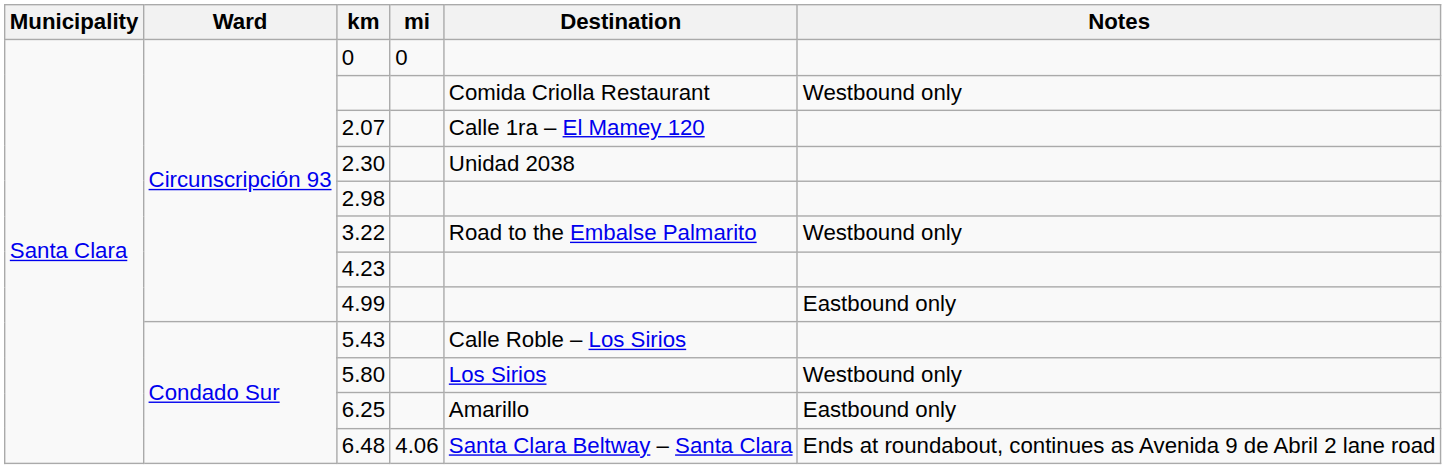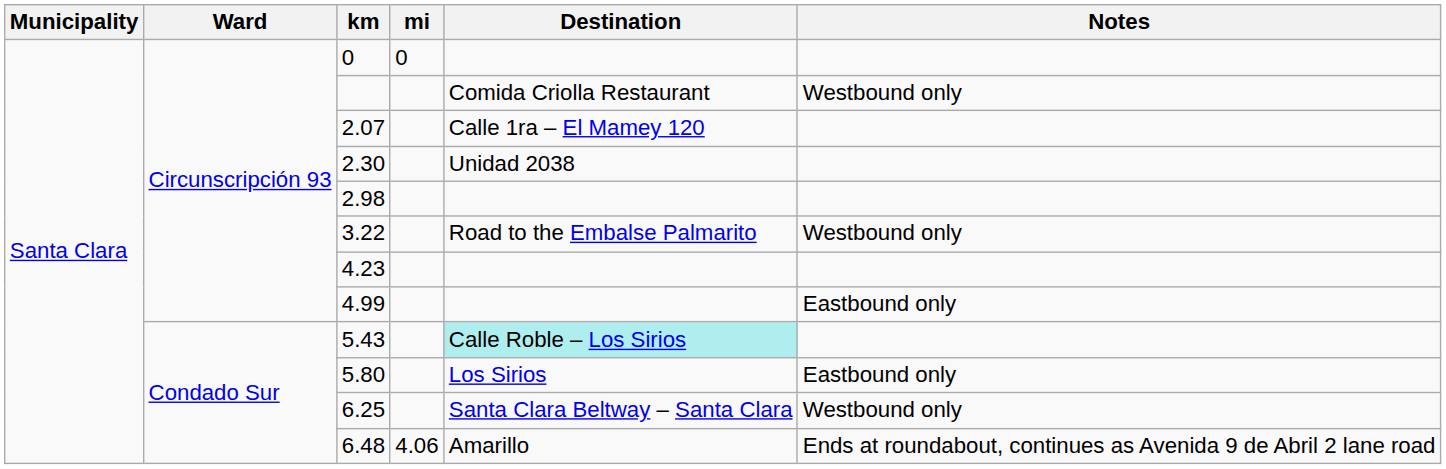(568, 339) no background -> (568, 339) paleturquoise background
(882, 374) Westbound only -> (879, 374) Eastbound only
(489, 410) Amarillo -> (621, 410) Santa Clara Beltway – Santa Clara
(879, 410) Eastbound only -> (882, 410) Westbound only
(621, 445) Santa Clara Beltway – Santa Clara -> (489, 445) Amarillo
